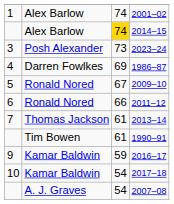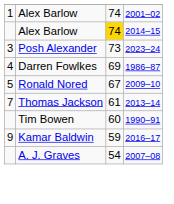- row: (149, 102)
(121, 137) 61 -> (114, 119) 60
- row: (149, 173)
